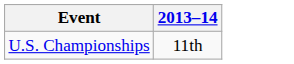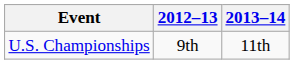+ column: (188, 18)
